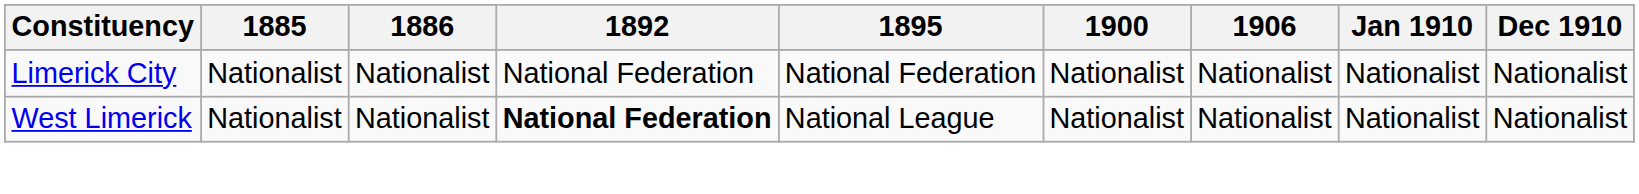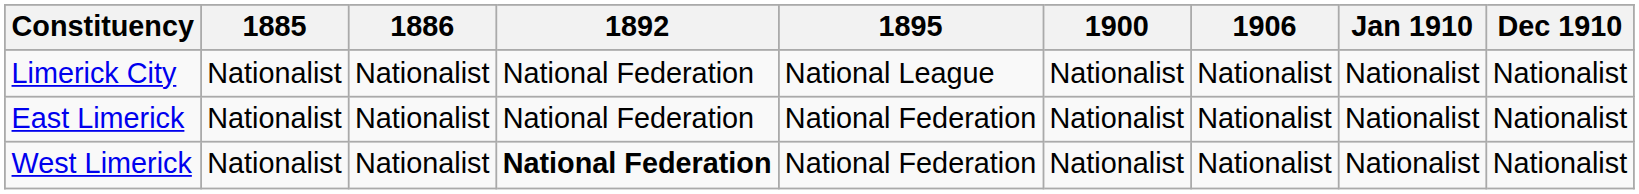(911, 73) National Federation -> (890, 73) National League
+ row: (98, 118)
(890, 118) National League -> (911, 164) National Federation
